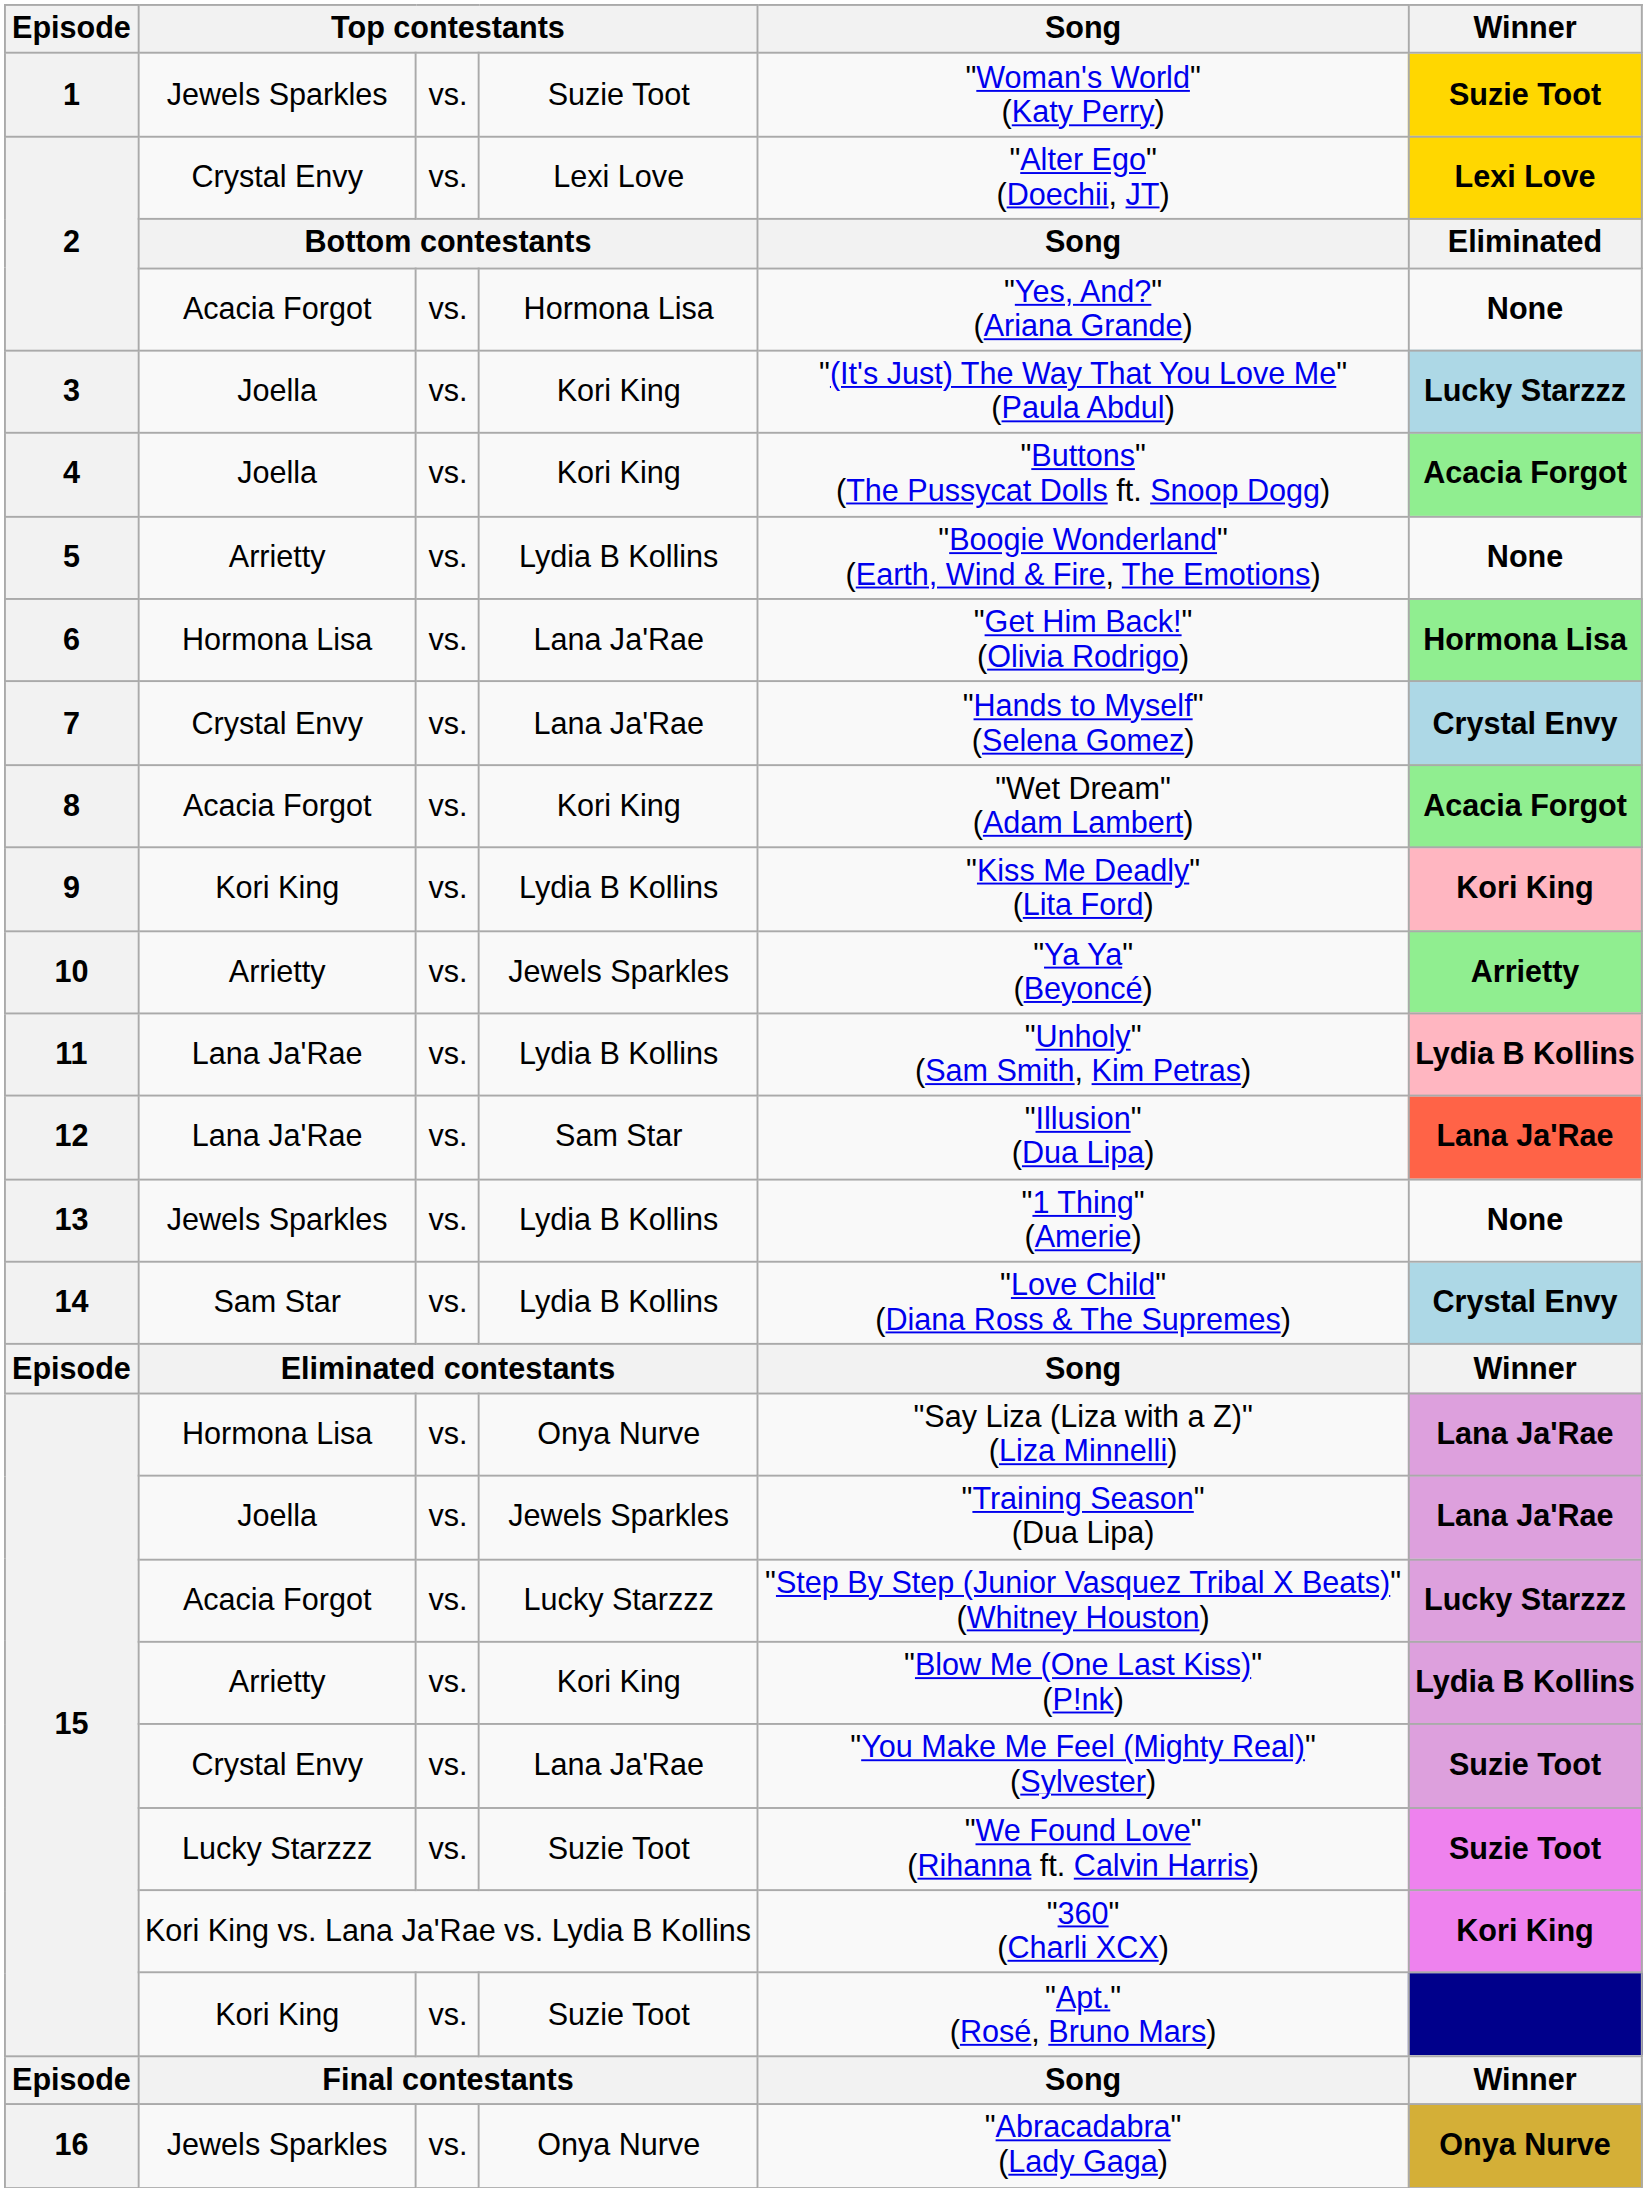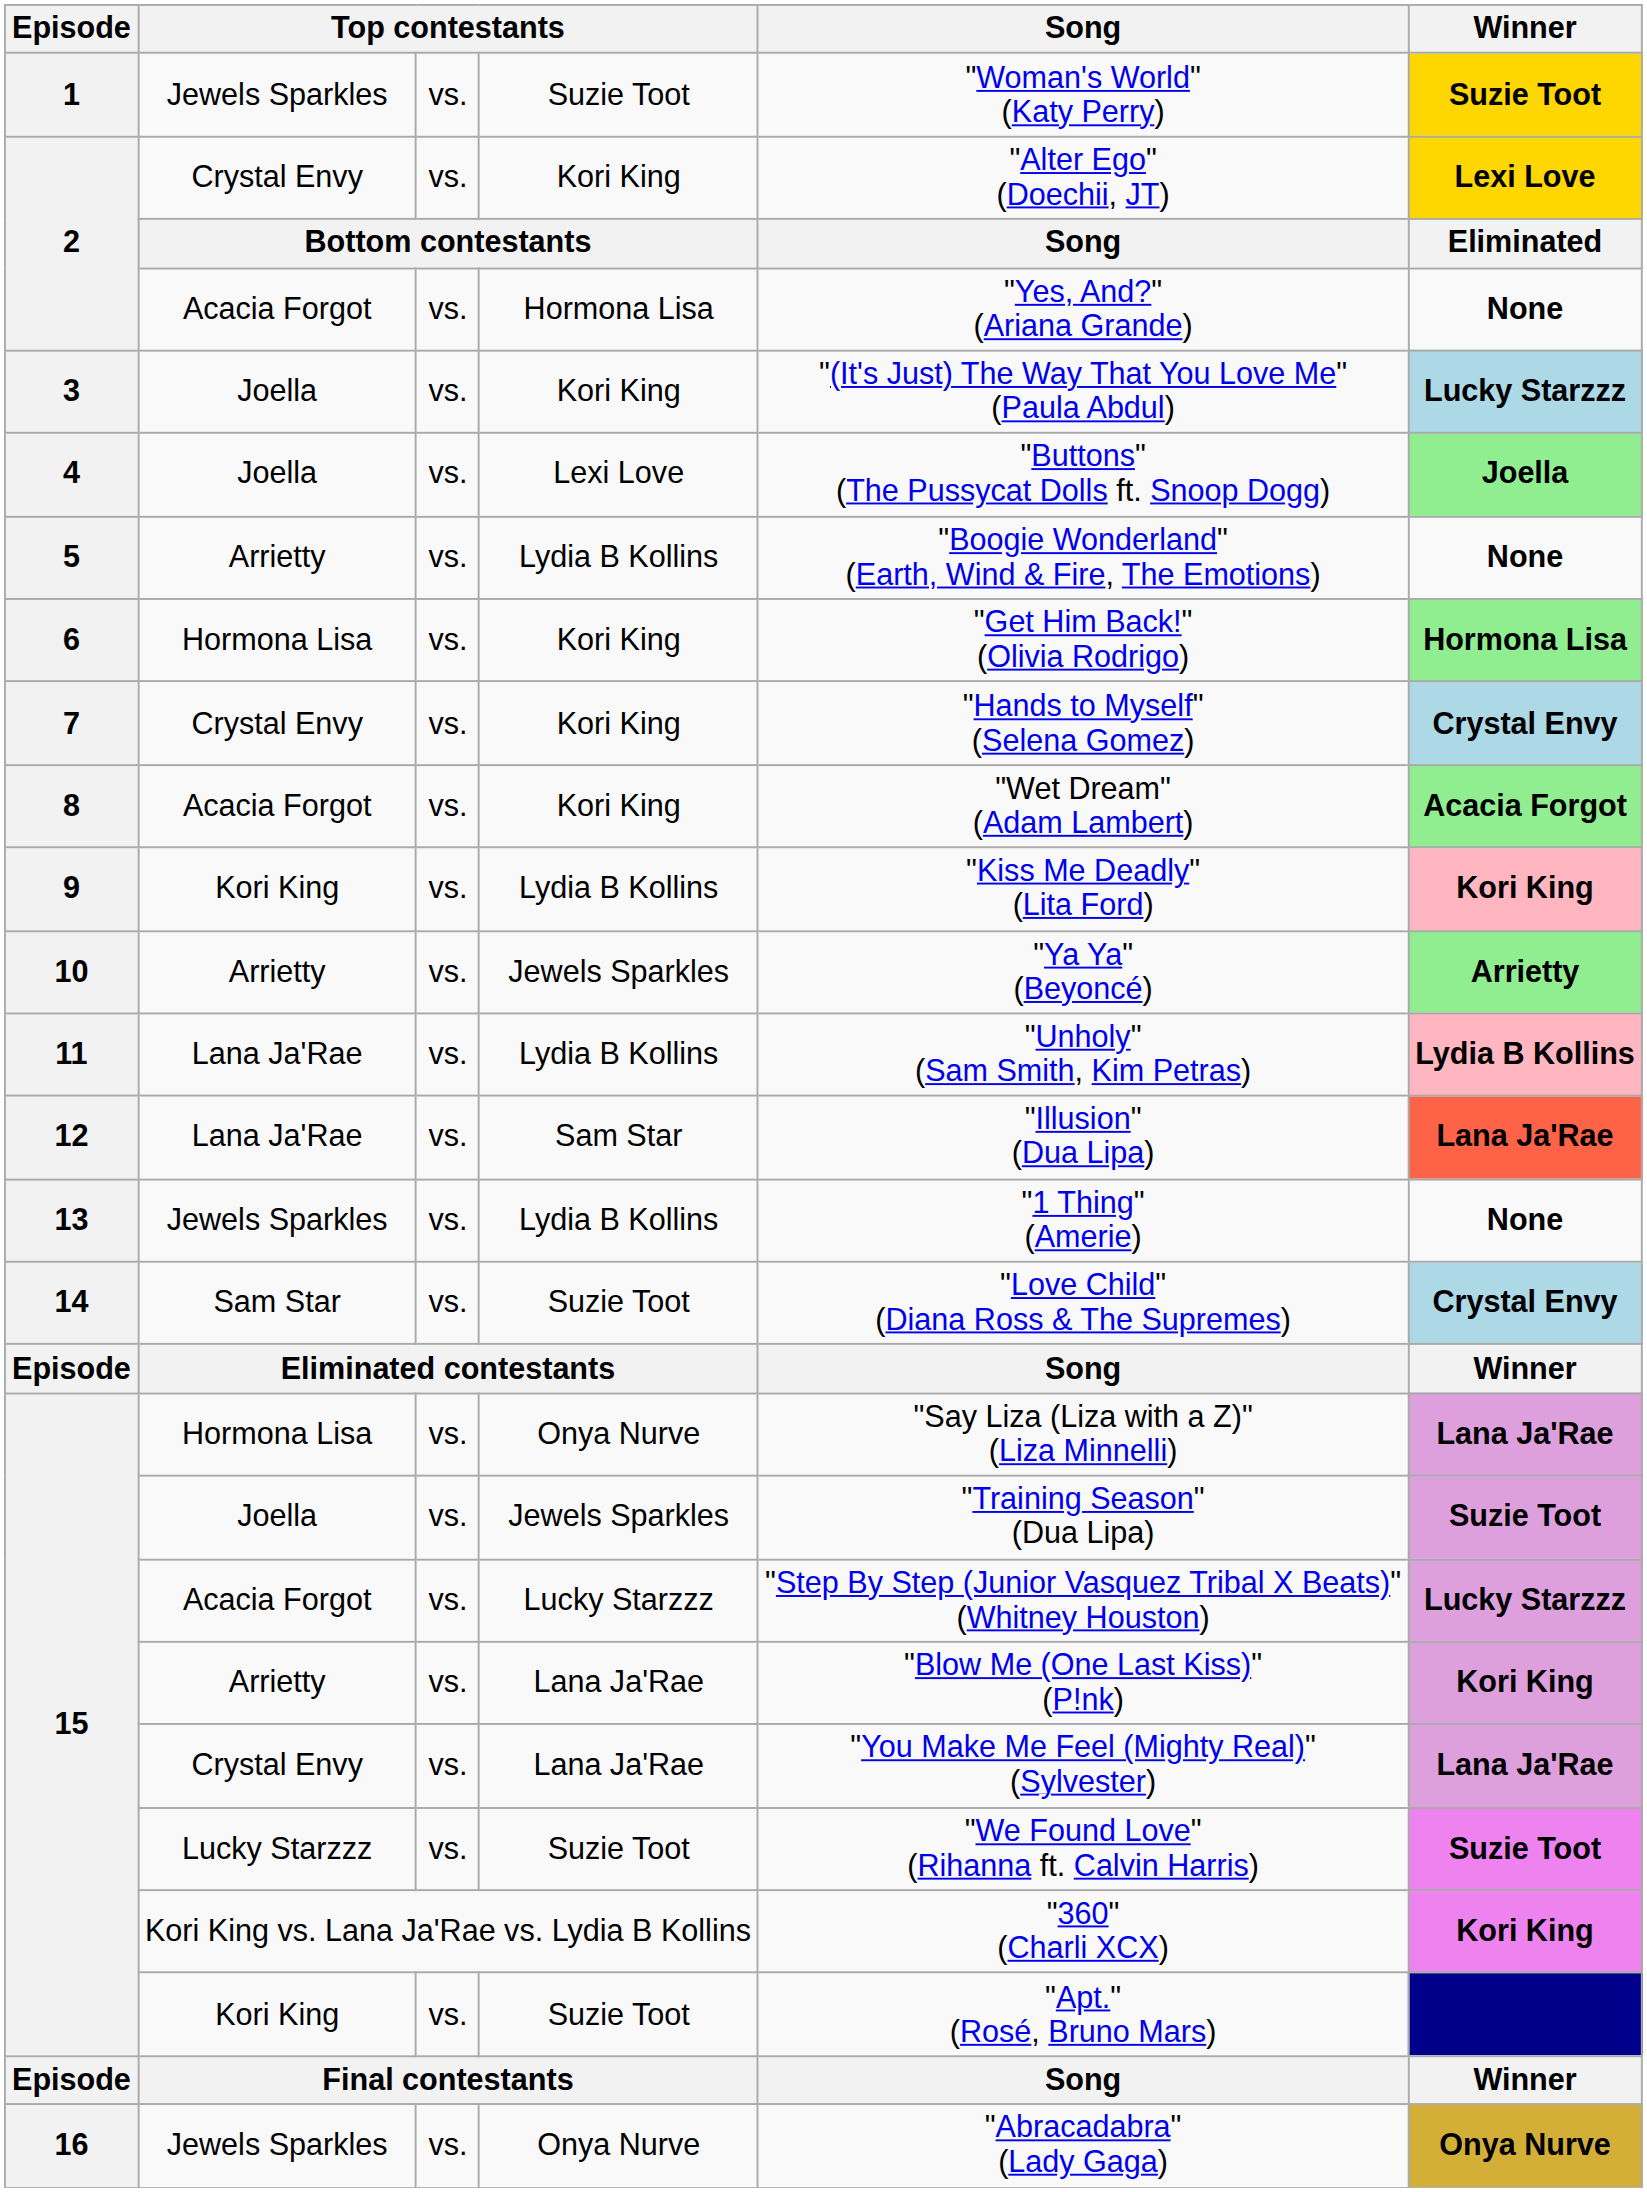(619, 177) Lexi Love -> (619, 177) Kori King
(619, 474) Kori King -> (619, 474) Lexi Love
(1525, 474) Acacia Forgot -> (1525, 474) Joella
(619, 639) Lana Ja'Rae -> (619, 639) Kori King
(619, 722) Lana Ja'Rae -> (619, 722) Kori King
(619, 1302) Lydia B Kollins -> (619, 1302) Suzie Toot
(1525, 1516) Lana Ja'Rae -> (1525, 1516) Suzie Toot
(619, 1682) Kori King -> (619, 1682) Lana Ja'Rae
(1525, 1682) Lydia B Kollins -> (1525, 1682) Kori King
(1525, 1765) Suzie Toot -> (1525, 1765) Lana Ja'Rae
